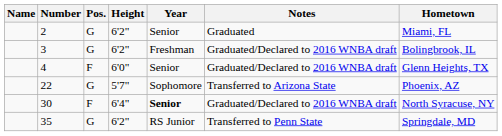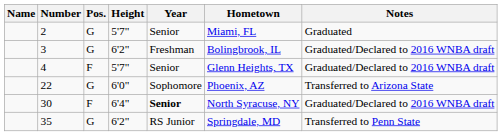columns swapped: (448, 13) <-> (302, 13)
(120, 31) 6'2" -> (120, 31) 5'7"
(120, 67) 6'0" -> (120, 67) 5'7"
(120, 85) 5'7" -> (120, 85) 6'0"
